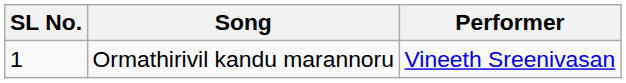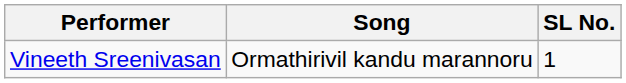columns swapped: (46, 22) <-> (510, 22)
